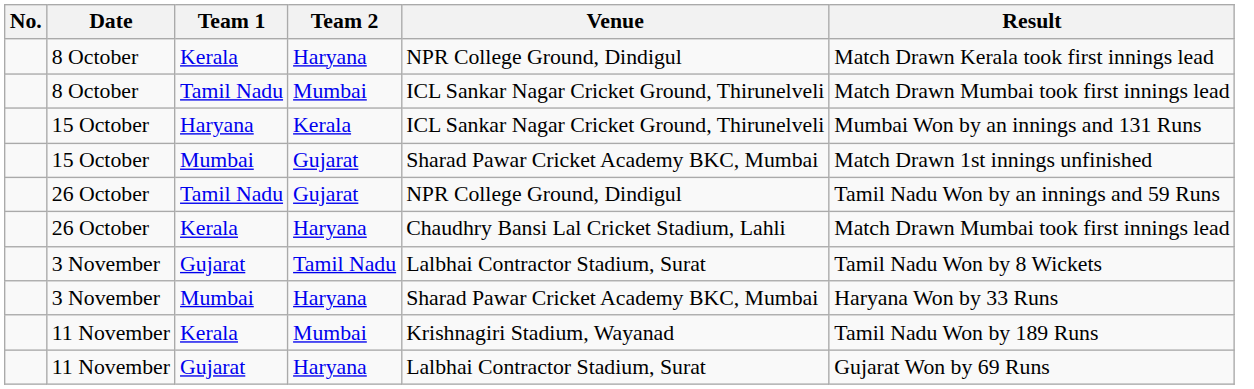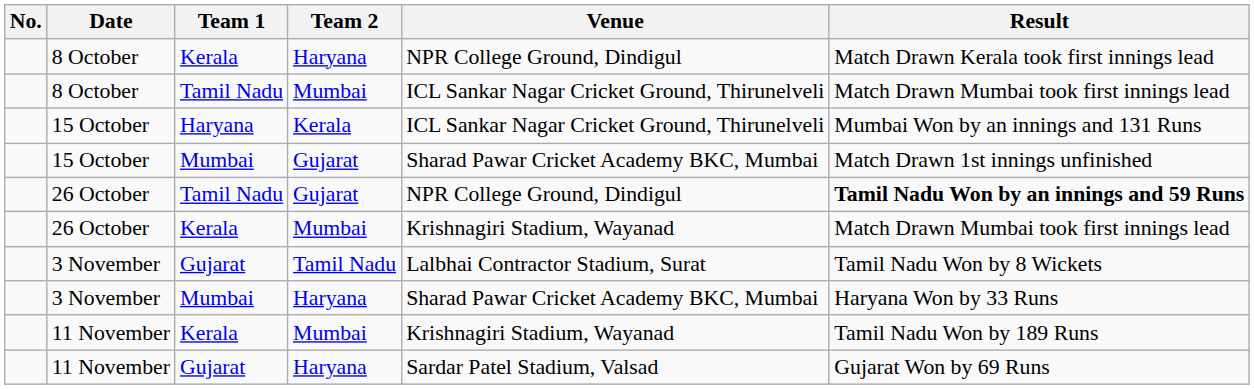(1027, 194) normal -> (1039, 194) bold
(330, 228) Haryana -> (330, 228) Mumbai
(596, 228) Chaudhry Bansi Lal Cricket Stadium, Lahli -> (540, 228) Krishnagiri Stadium, Wayanad
(556, 366) Lalbhai Contractor Stadium, Surat -> (532, 366) Sardar Patel Stadium, Valsad
